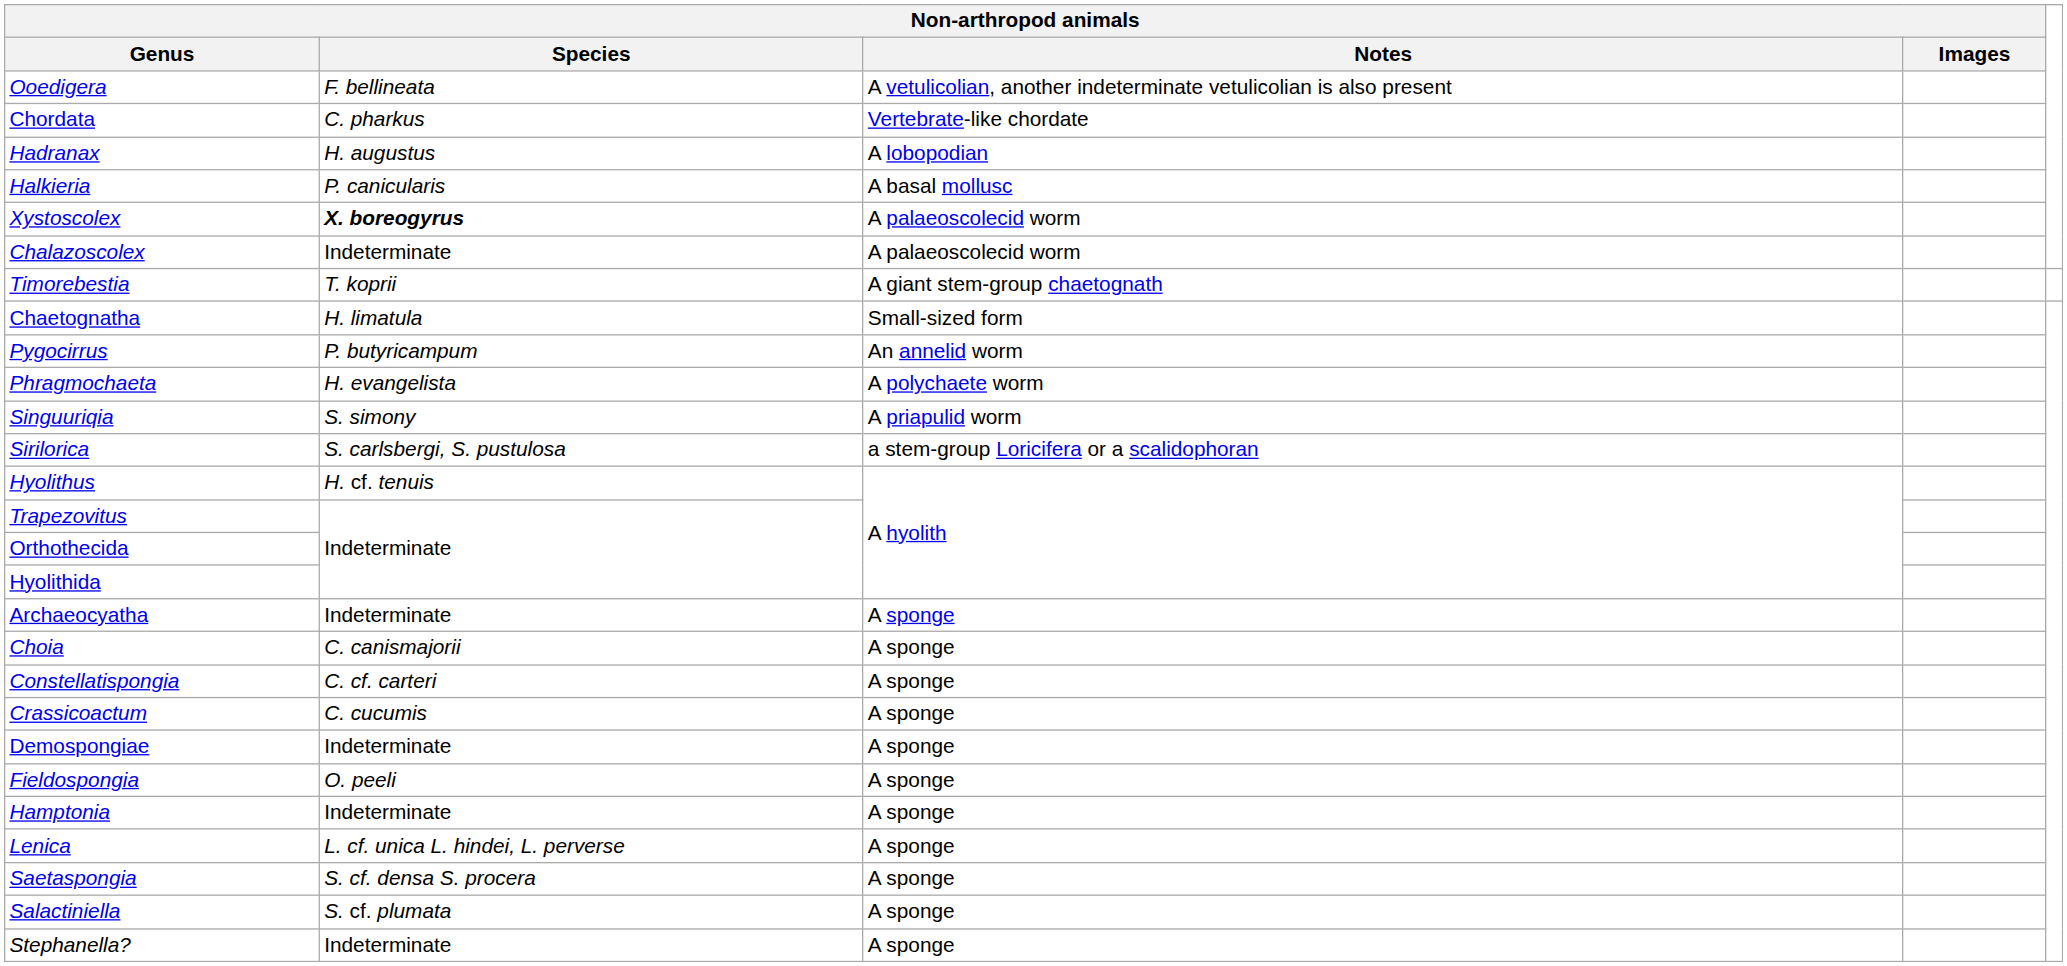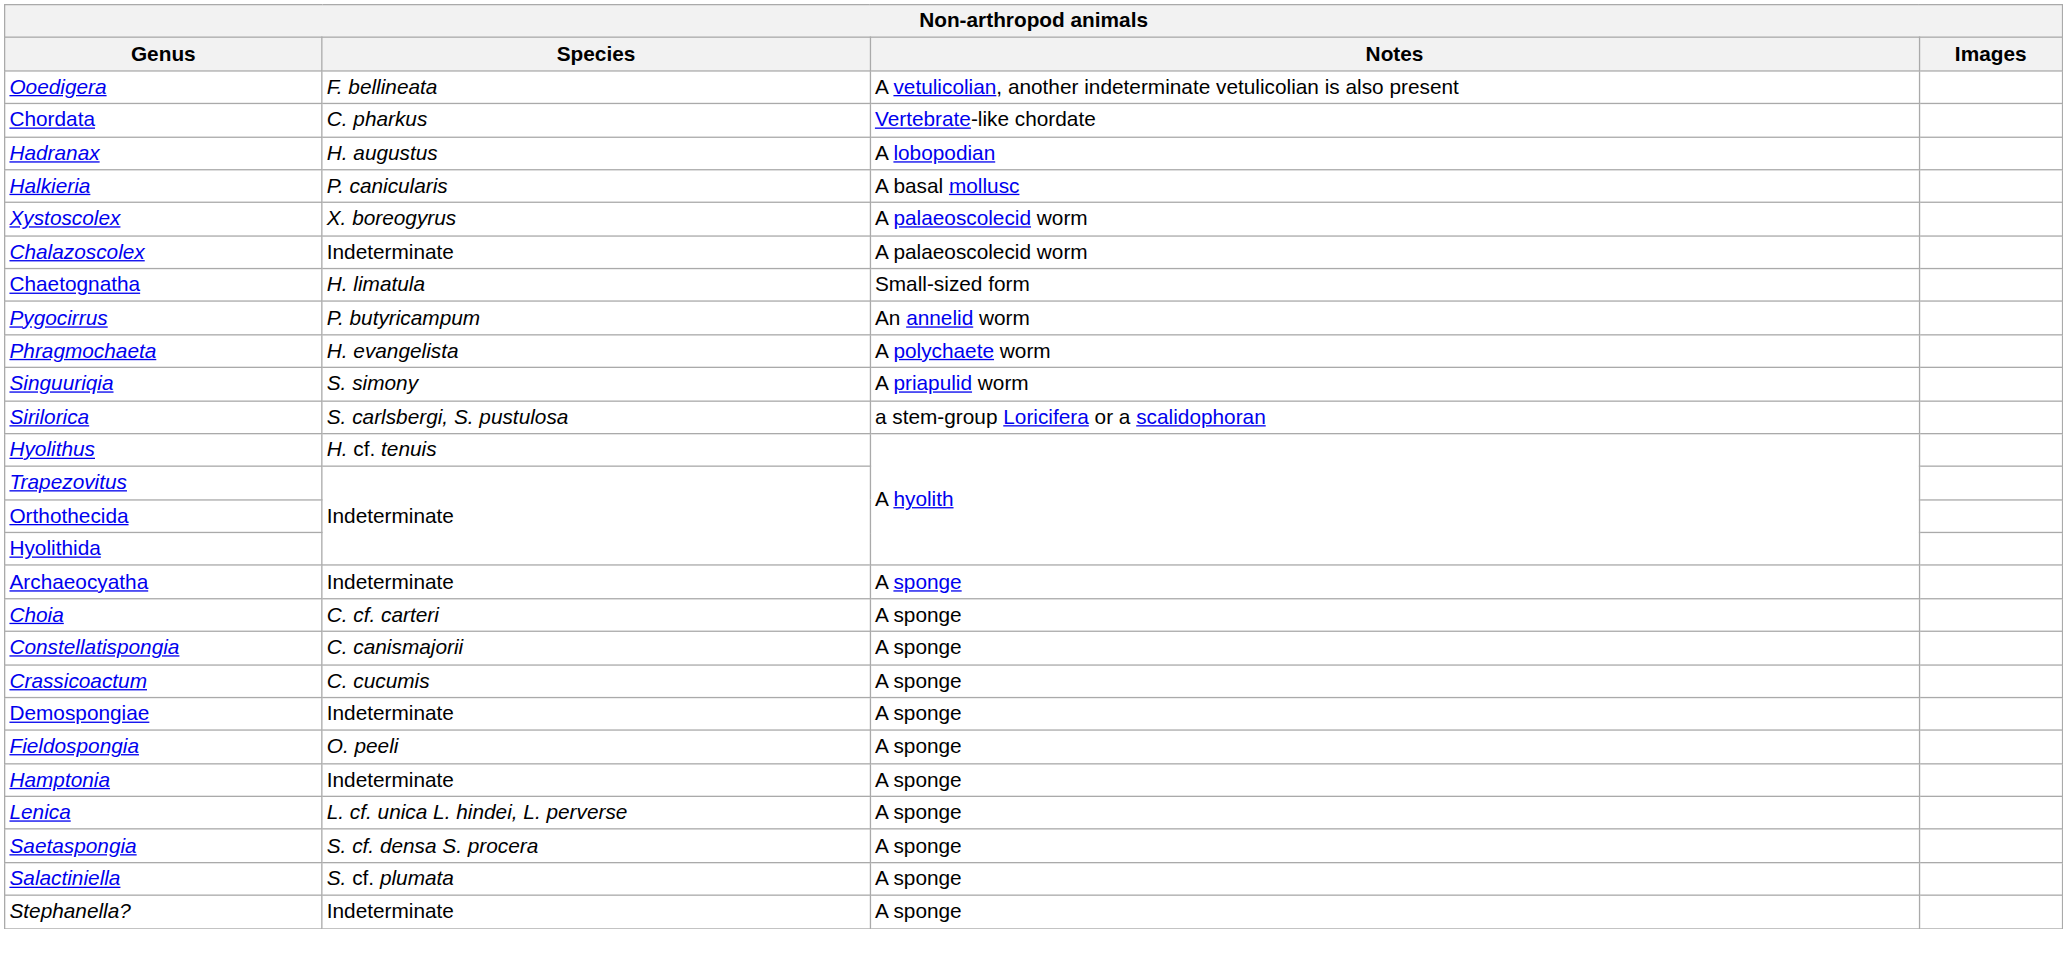(394, 218) bold -> (391, 218) normal
- row: (69, 284)
(392, 647) C. canismajorii -> (383, 614) C. cf. carteri
(380, 680) C. cf. carteri -> (395, 647) C. canismajorii
